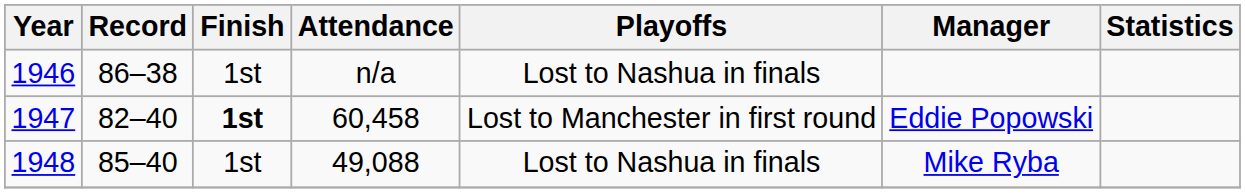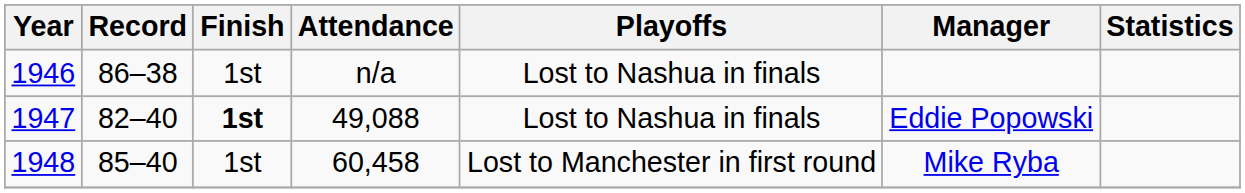(376, 118) 60,458 -> (376, 118) 49,088
(672, 118) Lost to Manchester in first round -> (672, 118) Lost to Nashua in finals
(376, 163) 49,088 -> (376, 163) 60,458
(672, 163) Lost to Nashua in finals -> (672, 163) Lost to Manchester in first round
